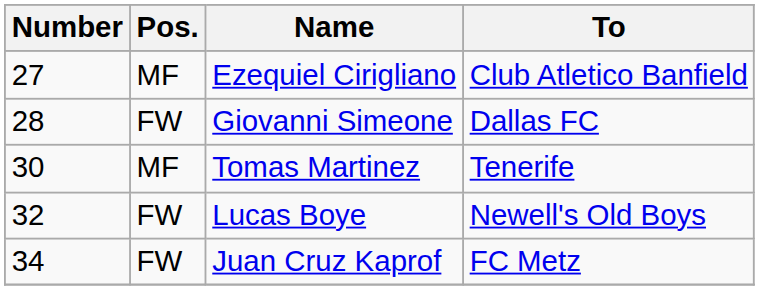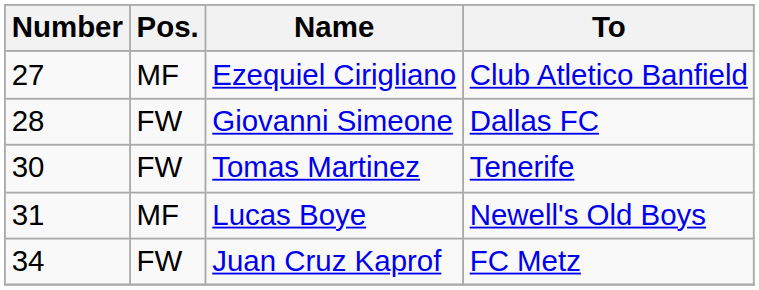(158, 167) MF -> (159, 167) FW
(28, 214) 32 -> (28, 214) 31
(159, 214) FW -> (158, 214) MF
